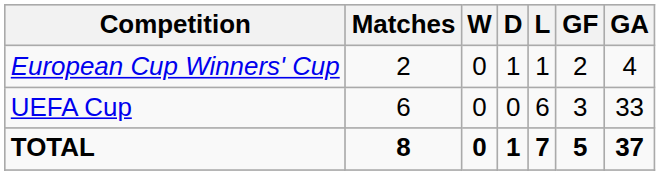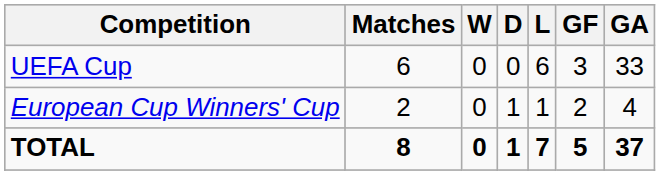rows swapped: (71, 107) <-> (175, 66)
